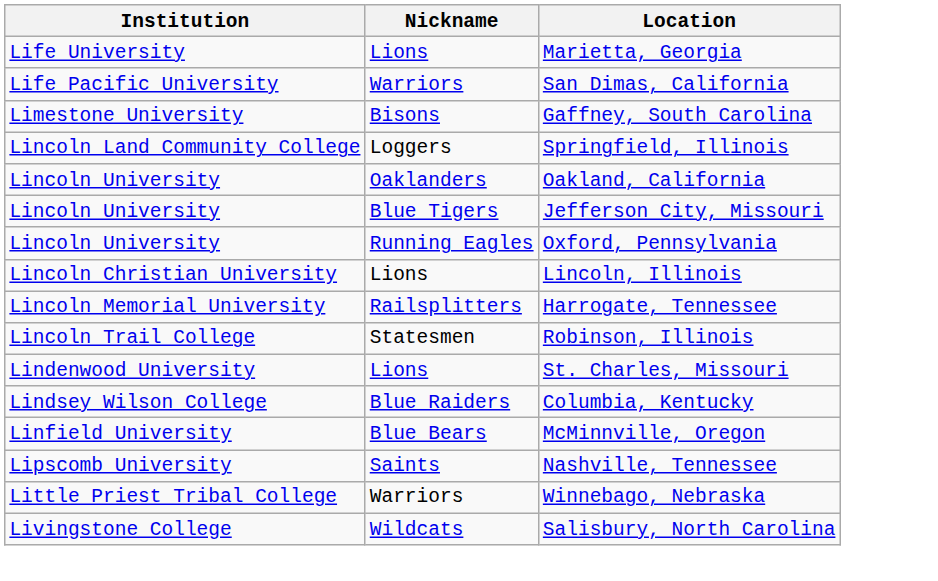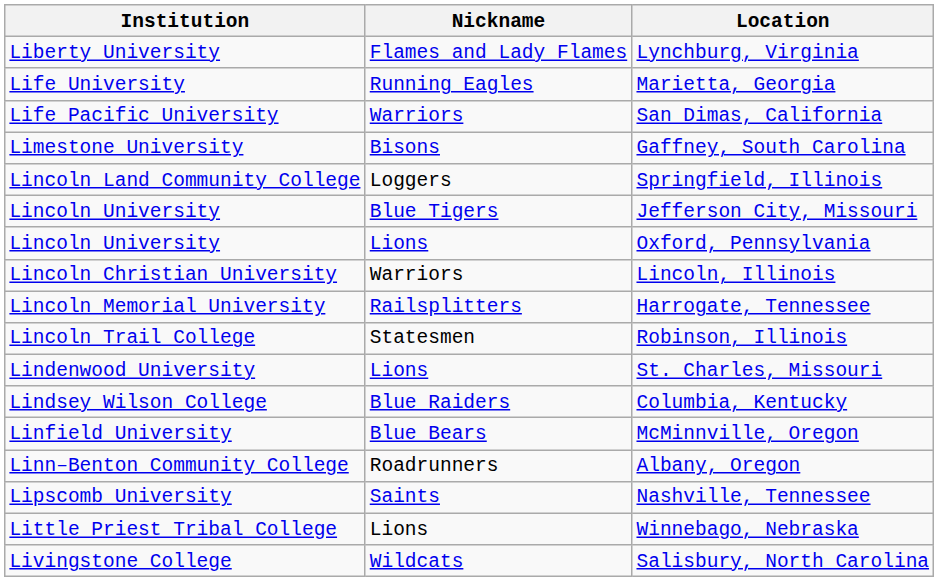+ row: (748, 52)
(399, 52) Lions -> (452, 84) Running Eagles
- row: (654, 180)
(452, 243) Running Eagles -> (399, 243) Lions
(399, 275) Lions -> (417, 275) Warriors
+ row: (718, 466)
(417, 497) Warriors -> (399, 529) Lions
